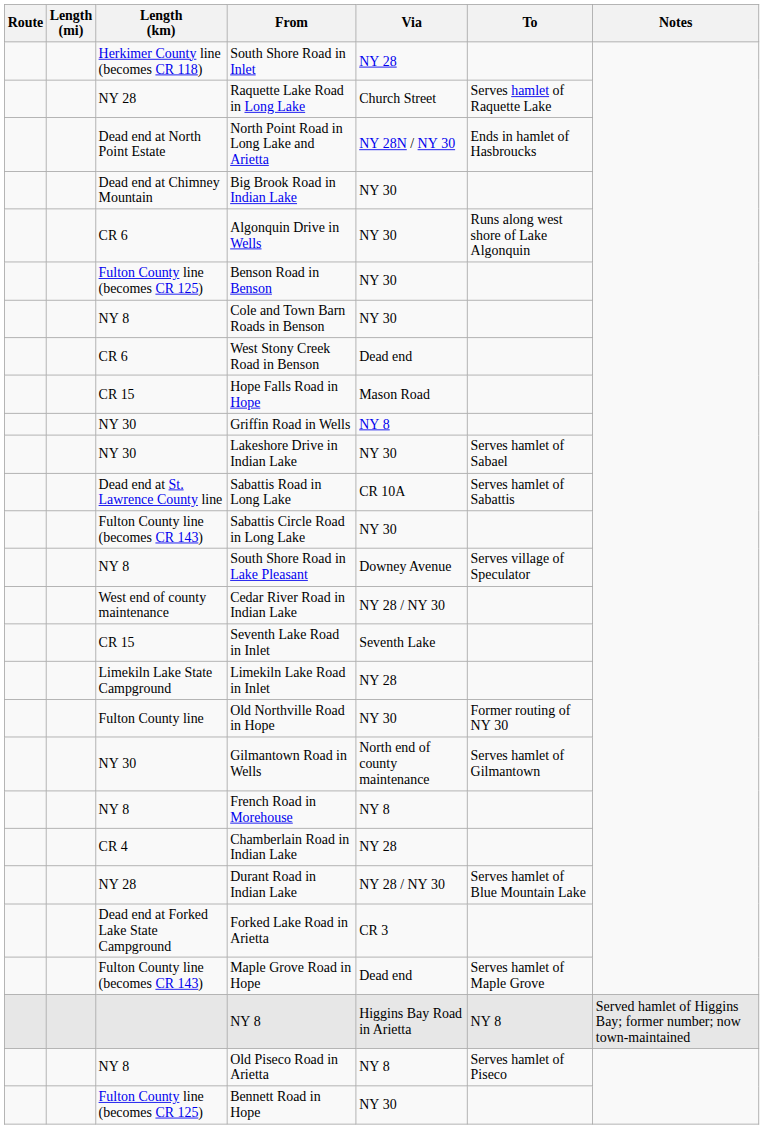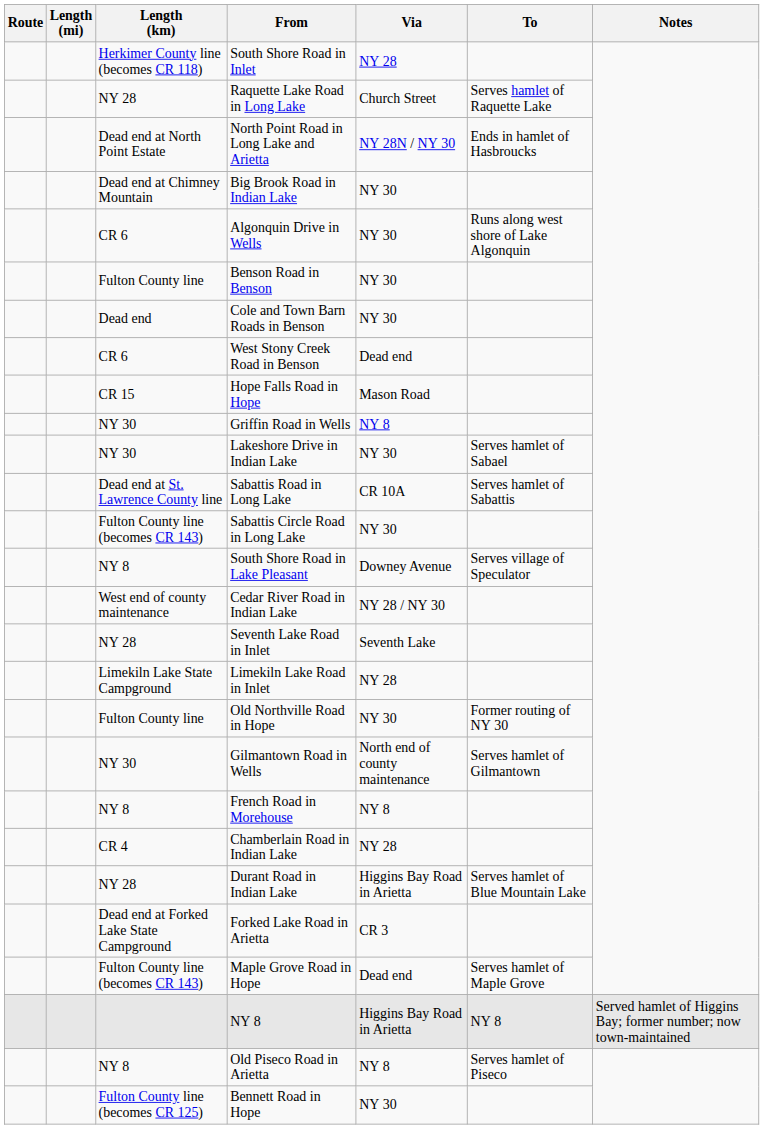(151, 281) Fulton County line (becomes CR 125) -> (151, 281) Fulton County line
(114, 318) NY 8 -> (125, 318) Dead end
(117, 642) CR 15 -> (117, 642) NY 28
(402, 884) NY 28 / NY 30 -> (411, 884) Higgins Bay Road in Arietta
